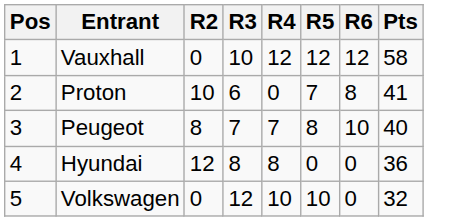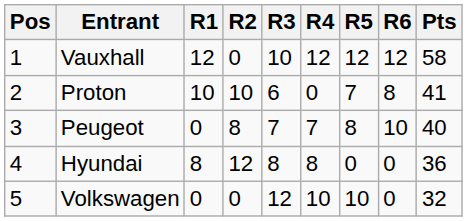+ column: (204, 22)
